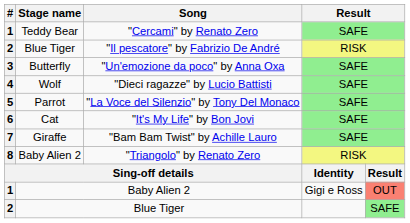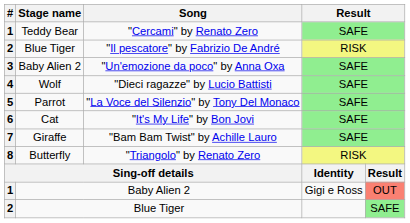(50, 66) Butterfly -> (50, 66) Baby Alien 2
(50, 155) Baby Alien 2 -> (50, 155) Butterfly
